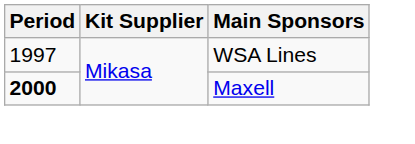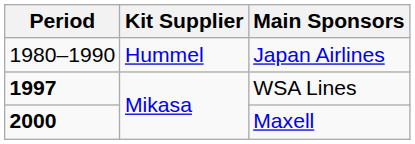+ row: (319, 54)
(33, 54) normal -> (33, 88) bold
